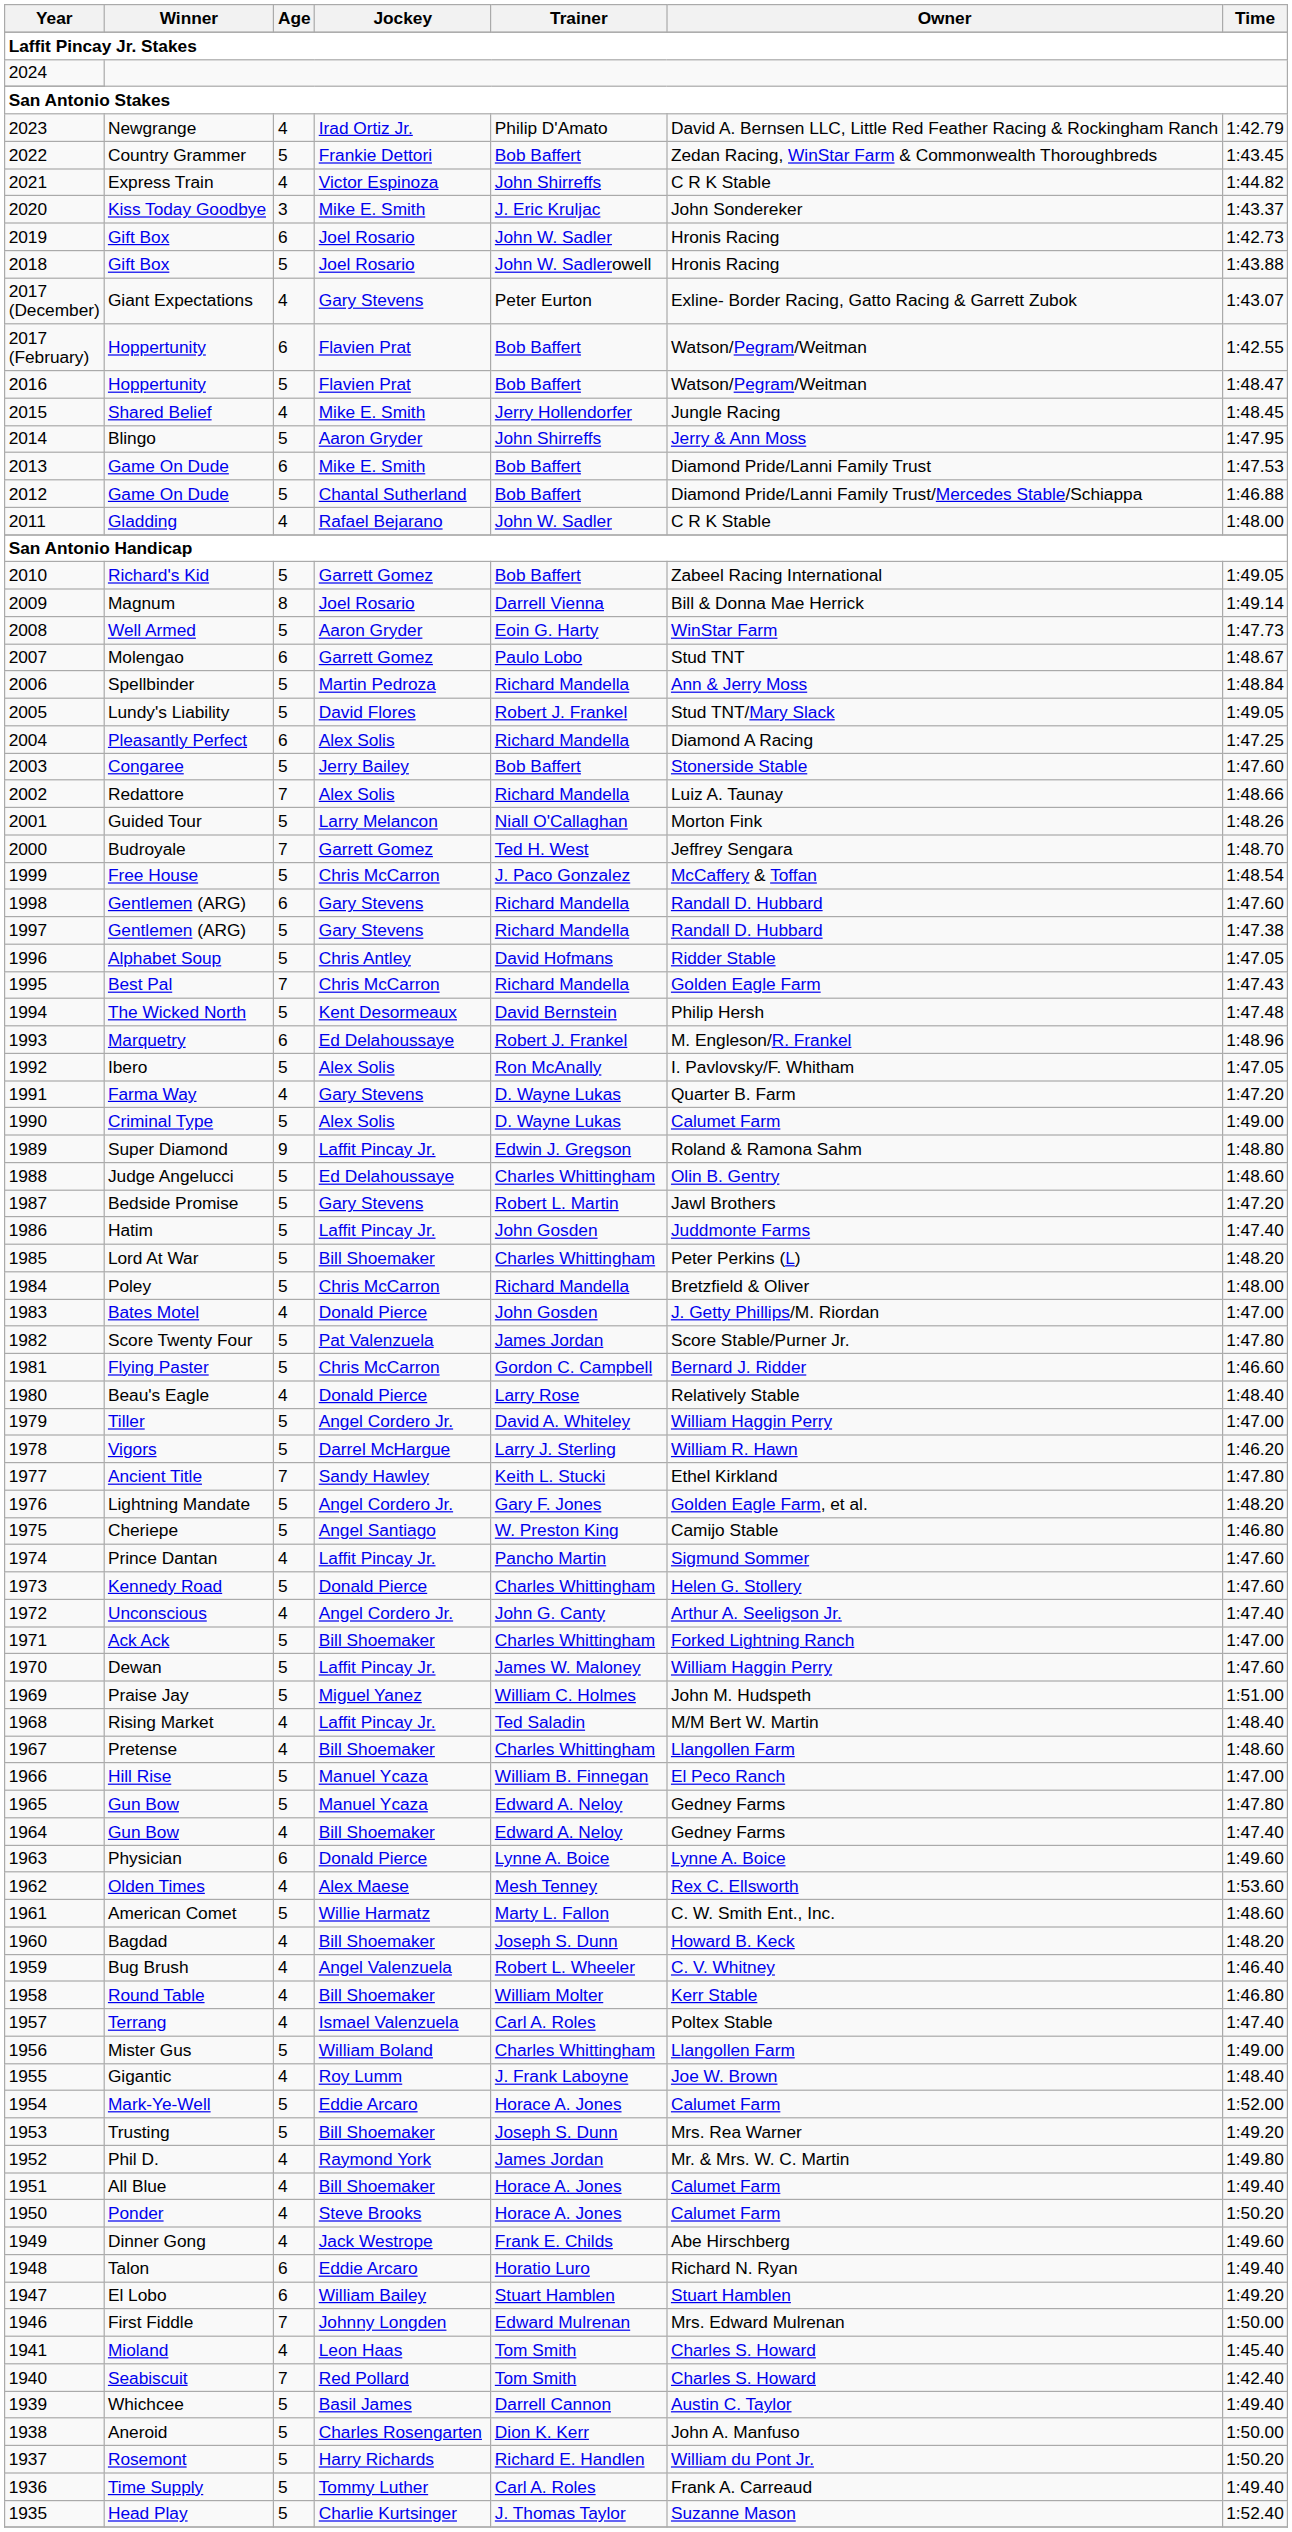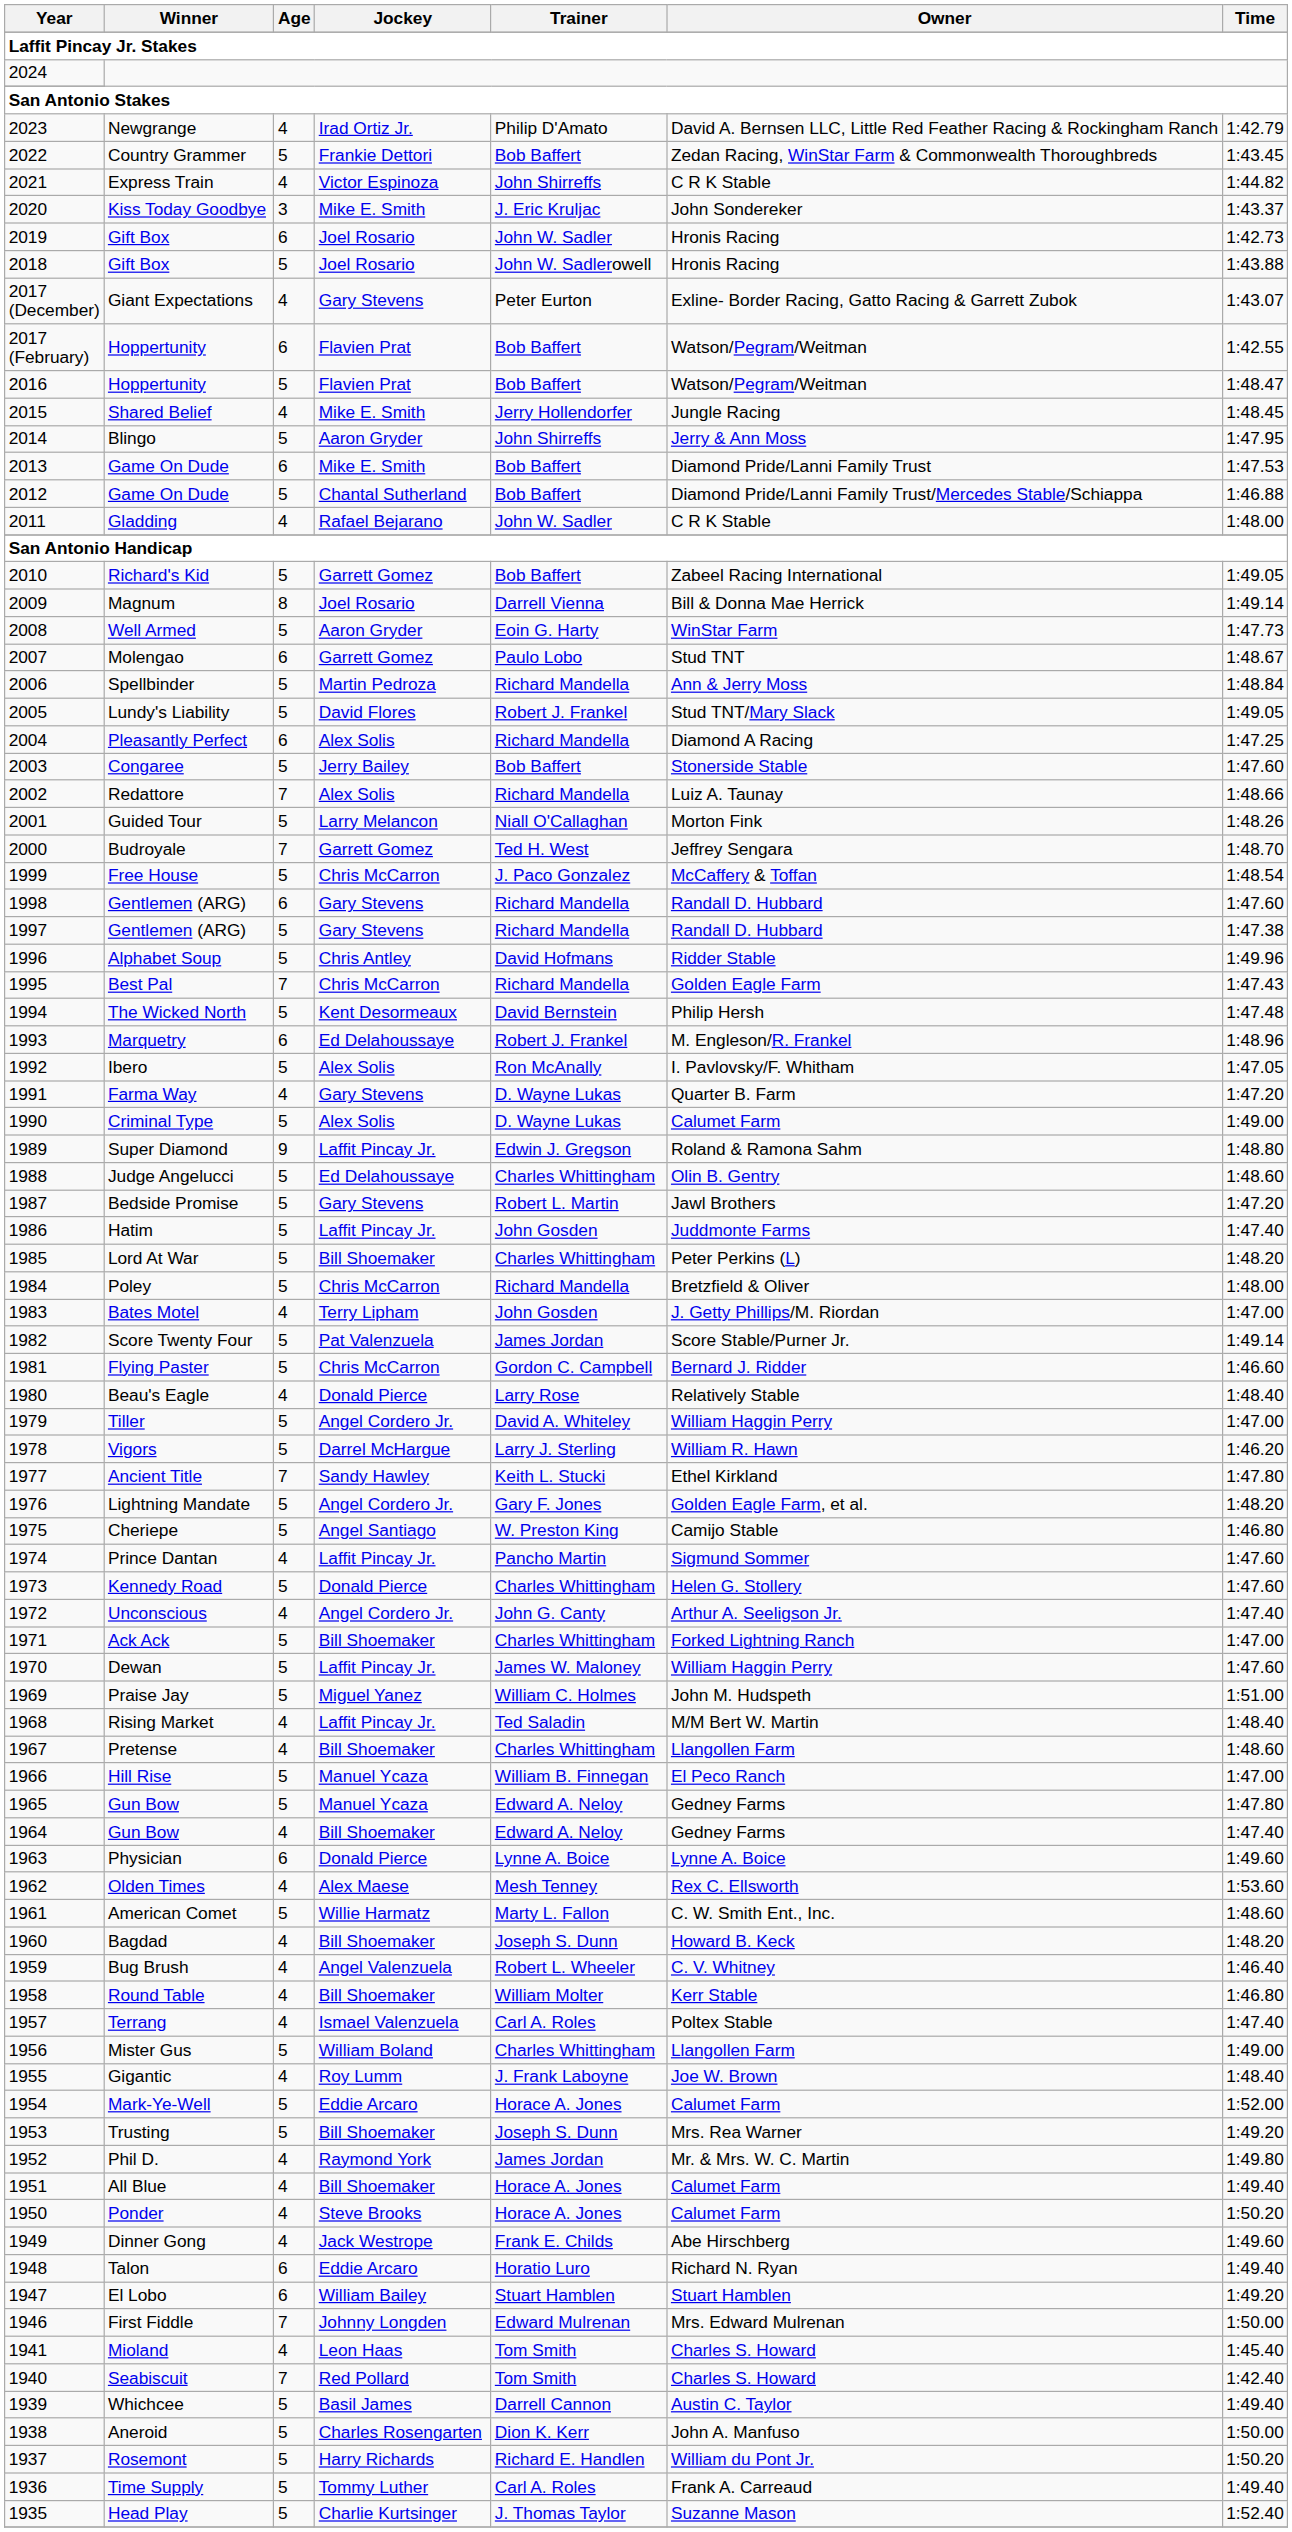(1255, 958) 1:47.05 -> (1255, 958) 1:49.96
(373, 1313) Donald Pierce -> (369, 1313) Terry Lipham
(1255, 1340) 1:47.80 -> (1255, 1340) 1:49.14
